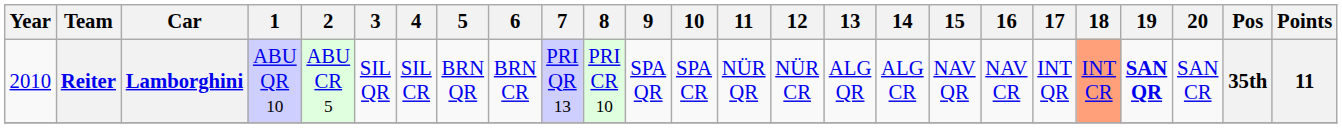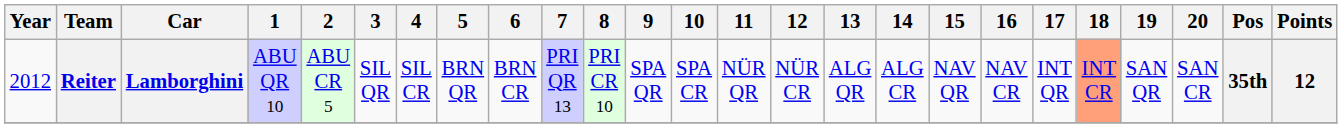(30, 80) 2010 -> (30, 80) 2012
(1147, 80) bold -> (1147, 80) normal
(1305, 80) 11 -> (1305, 80) 12
